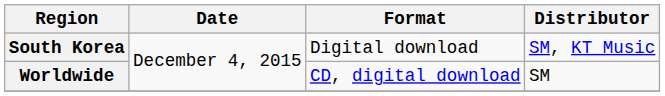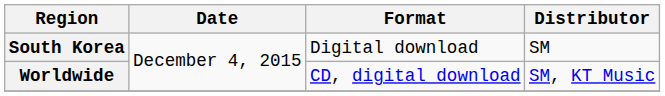(592, 48) SM, KT Music -> (539, 48) SM
(539, 76) SM -> (592, 76) SM, KT Music
